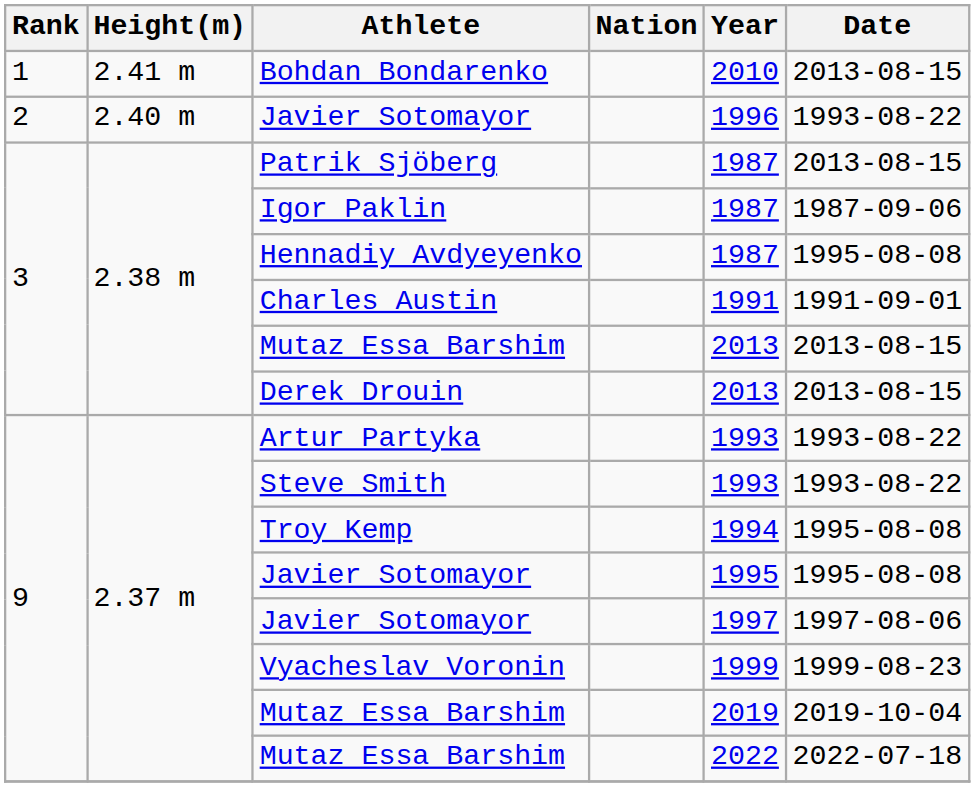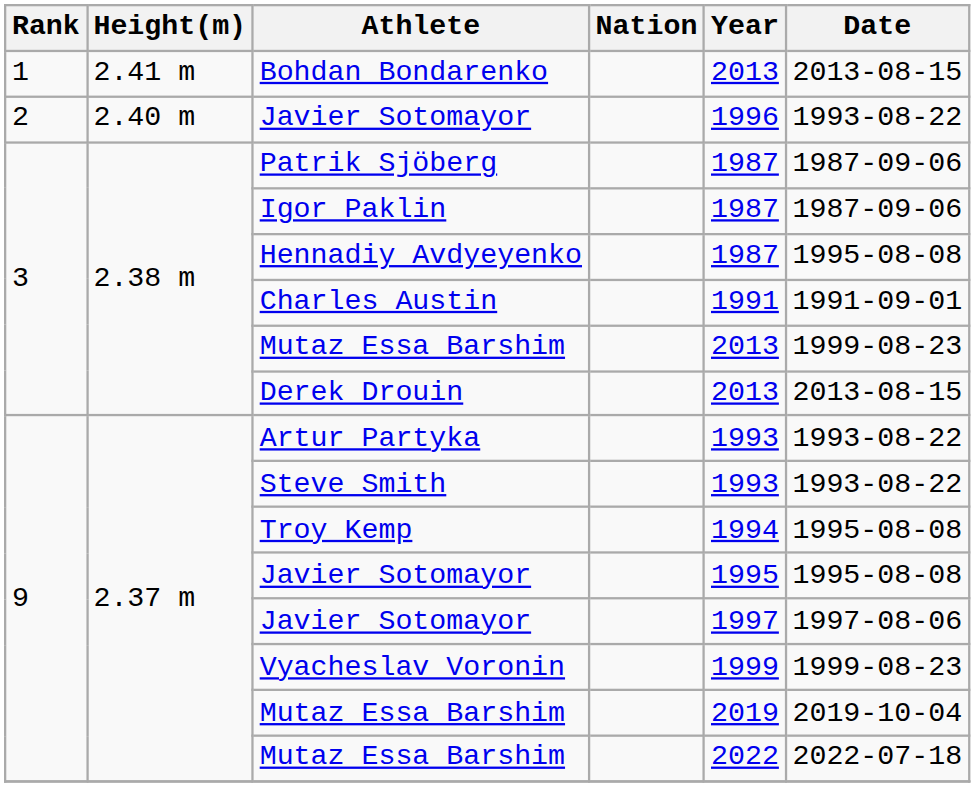(745, 74) 2010 -> (745, 74) 2013
(877, 165) 2013-08-15 -> (877, 165) 1987-09-06
(877, 348) 2013-08-15 -> (877, 348) 1999-08-23
